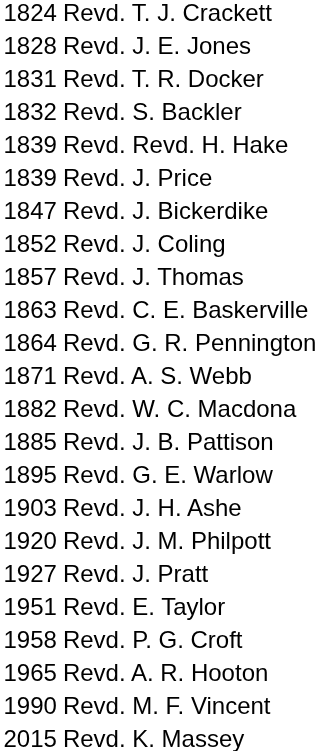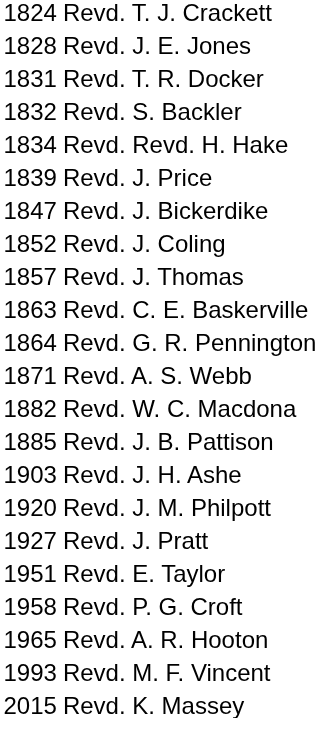(30, 144) 1839 -> (30, 144) 1834
- row: (168, 474)
(30, 705) 1990 -> (30, 672) 1993
